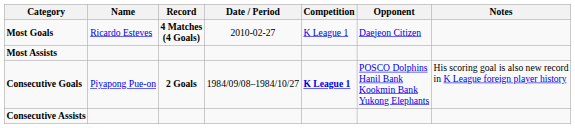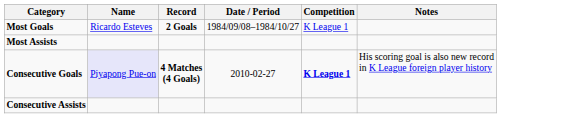- column: (394, 12)
(181, 32) 4 Matches (4 Goals) -> (181, 27) 2 Goals
(253, 32) 2010-02-27 -> (253, 27) 1984/09/08–1984/10/27
(123, 84) no background -> (123, 73) lavender background
(181, 84) 2 Goals -> (181, 73) 4 Matches (4 Goals)
(253, 84) 1984/09/08–1984/10/27 -> (253, 73) 2010-02-27
